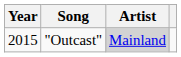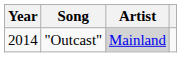(23, 39) 2015 -> (23, 39) 2014
